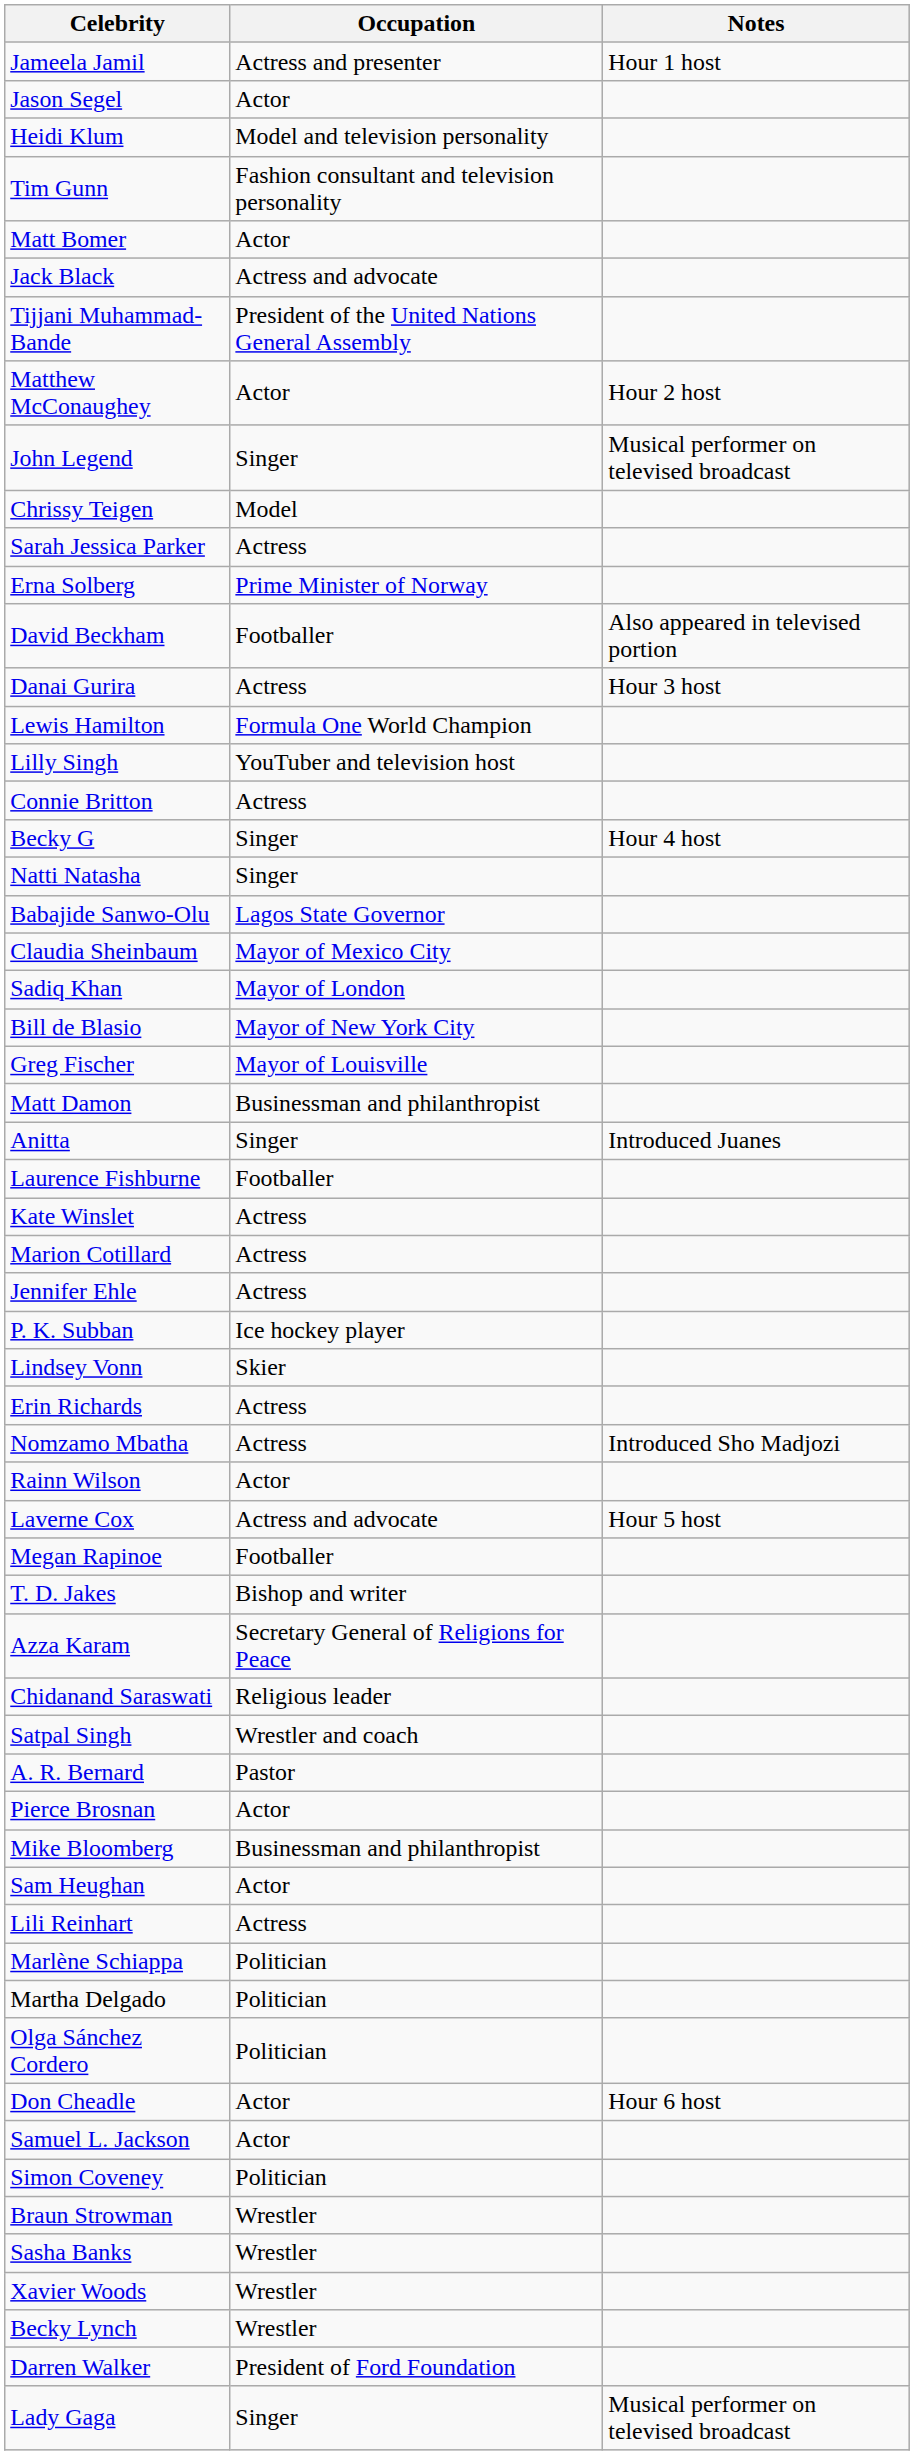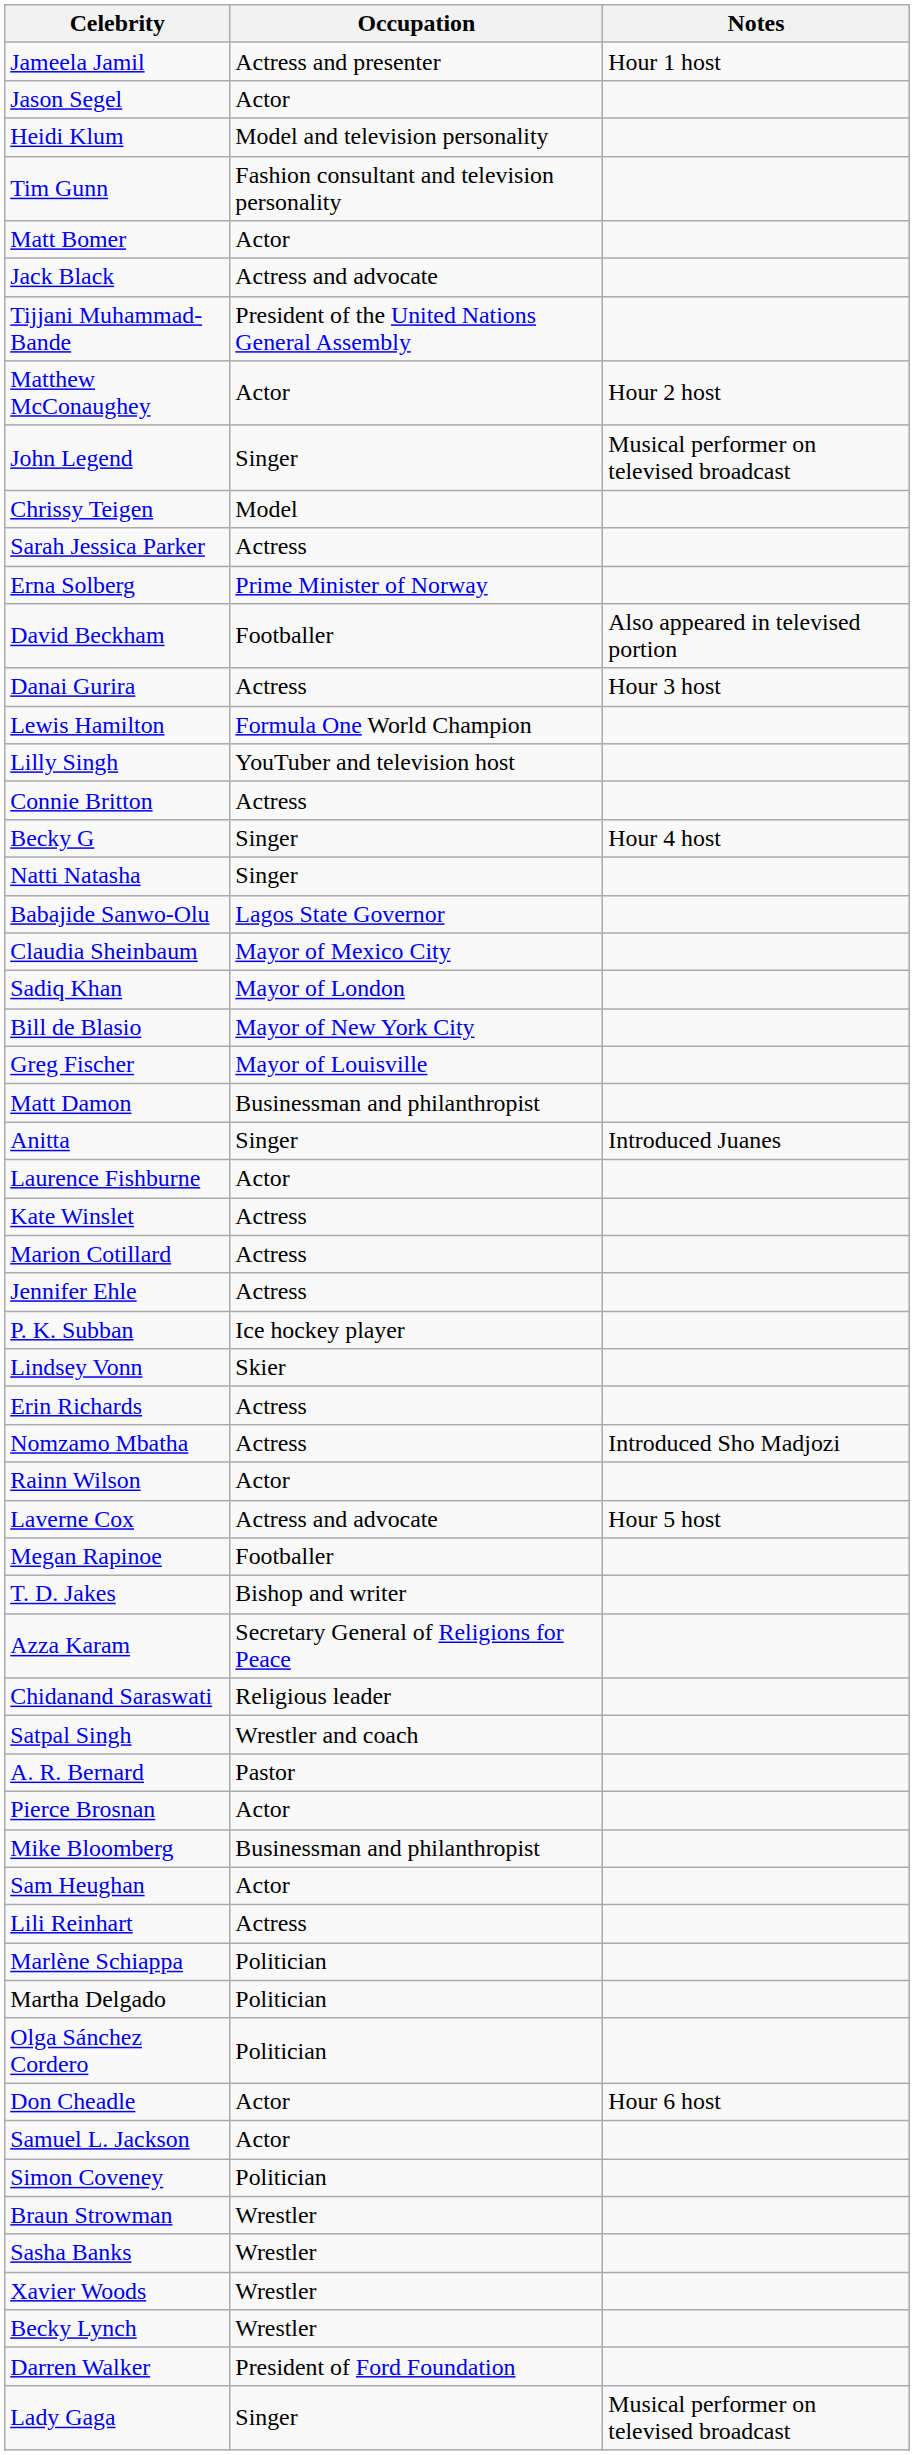(284, 1178) Footballer -> (263, 1178) Actor
